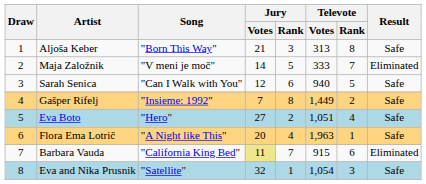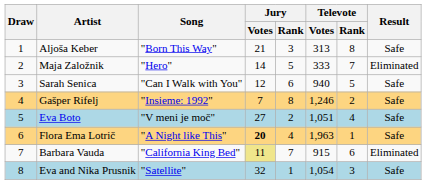(178, 65) "V meni je moč" -> (156, 65) "Hero"
(321, 100) 1,449 -> (321, 100) 1,246
(156, 118) "Hero" -> (178, 118) "V meni je moč"
(260, 135) normal -> (260, 135) bold
